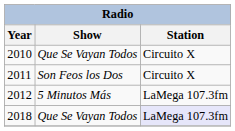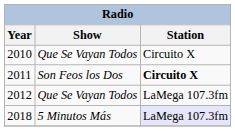(169, 75) normal -> (171, 75) bold
(74, 95) 5 Minutos Más -> (87, 95) Que Se Vayan Todos
(87, 115) Que Se Vayan Todos -> (74, 115) 5 Minutos Más
